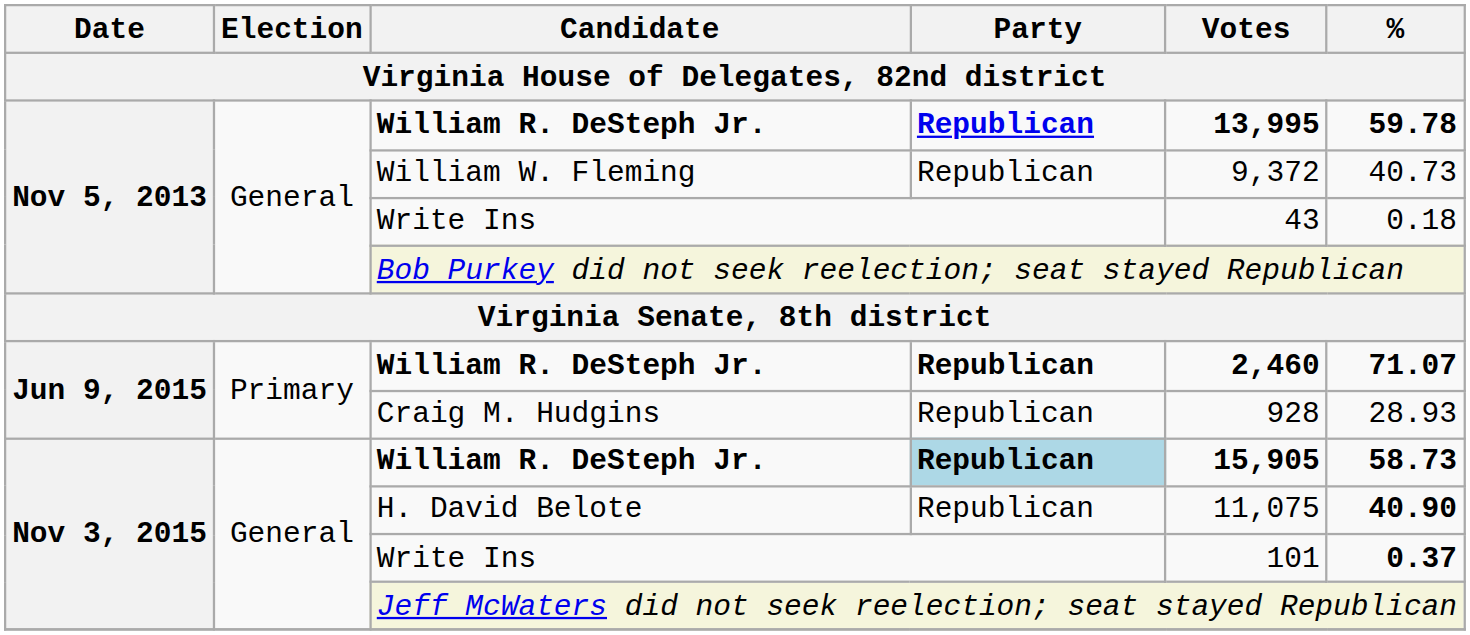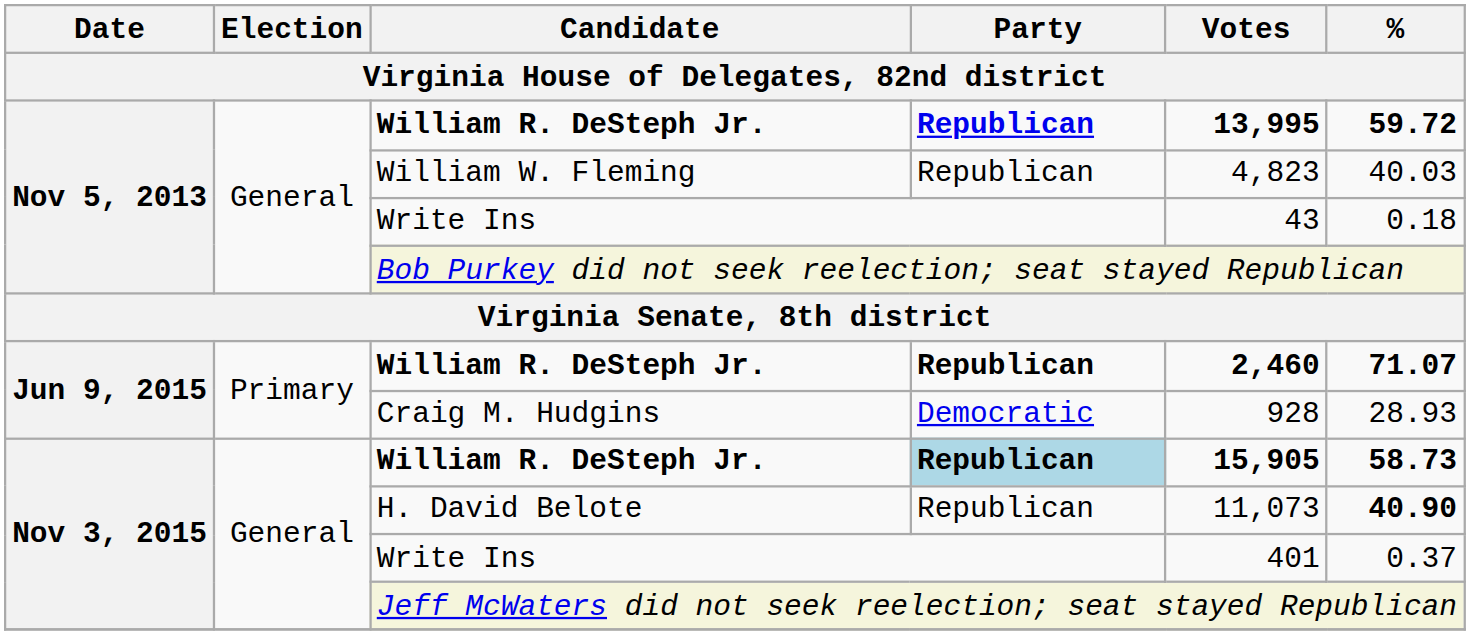(1413, 125) 59.78 -> (1413, 125) 59.72
(1275, 173) 9,372 -> (1275, 173) 4,823
(1413, 173) 40.73 -> (1413, 173) 40.03
(1005, 414) Republican -> (1005, 414) Democratic
(1266, 510) 11,075 -> (1266, 510) 11,073
(1293, 558) 101 -> (1293, 558) 401
(1422, 558) bold -> (1422, 558) normal
